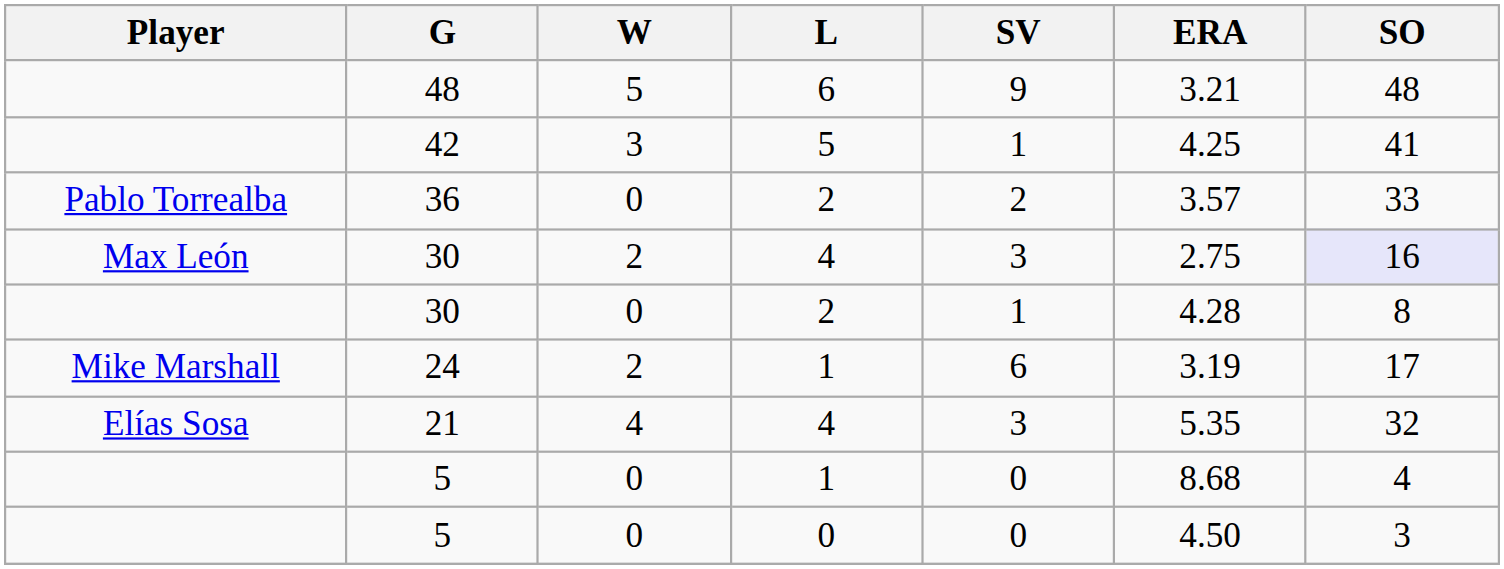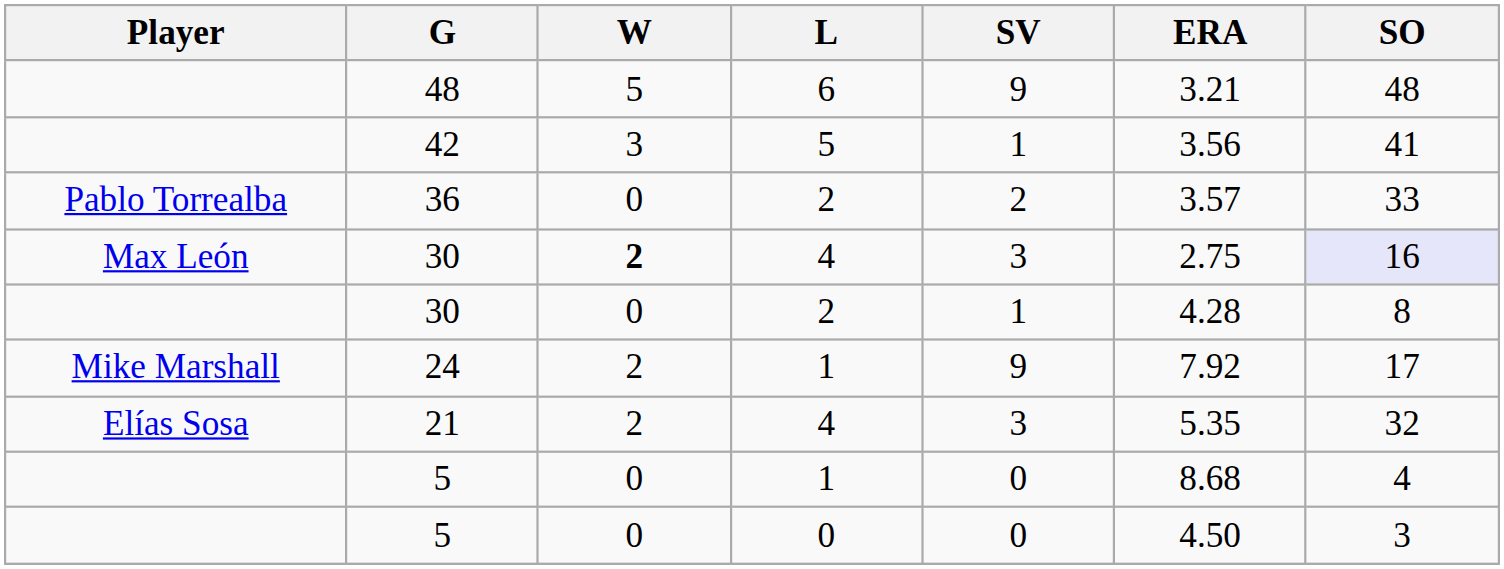(1210, 144) 4.25 -> (1210, 144) 3.56
(634, 255) normal -> (634, 255) bold
(1018, 367) 6 -> (1018, 367) 9
(1210, 367) 3.19 -> (1210, 367) 7.92
(634, 423) 4 -> (634, 423) 2
